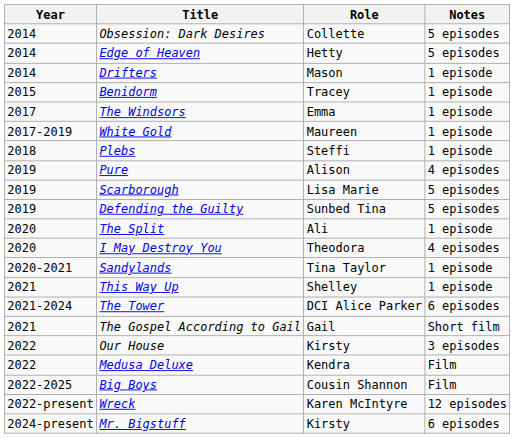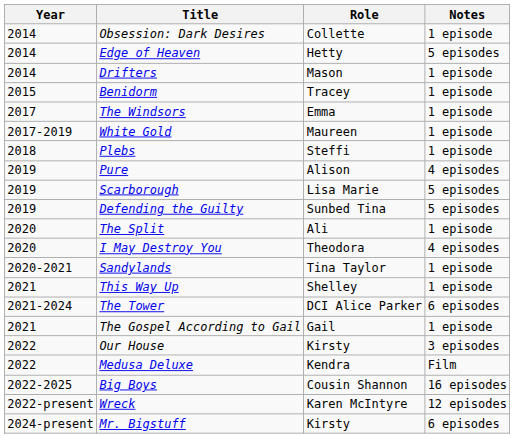(464, 34) 5 episodes -> (460, 34) 1 episode
(464, 326) Short film -> (460, 326) 1 episode
(442, 385) Film -> (467, 385) 16 episodes
